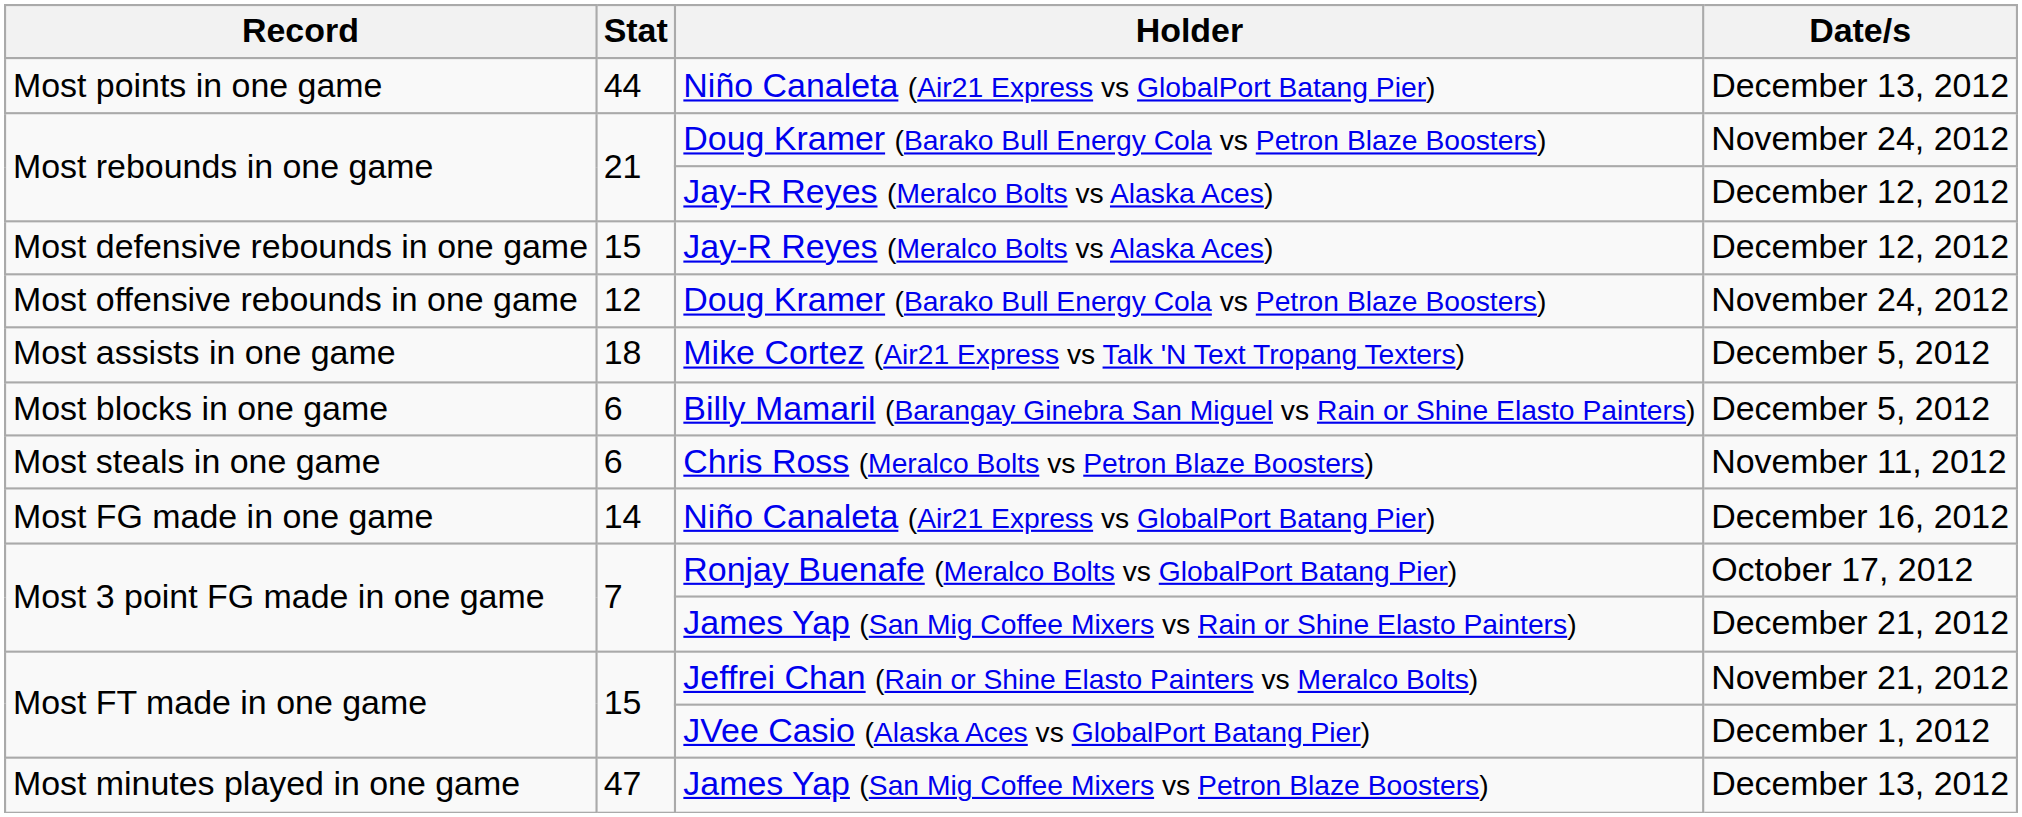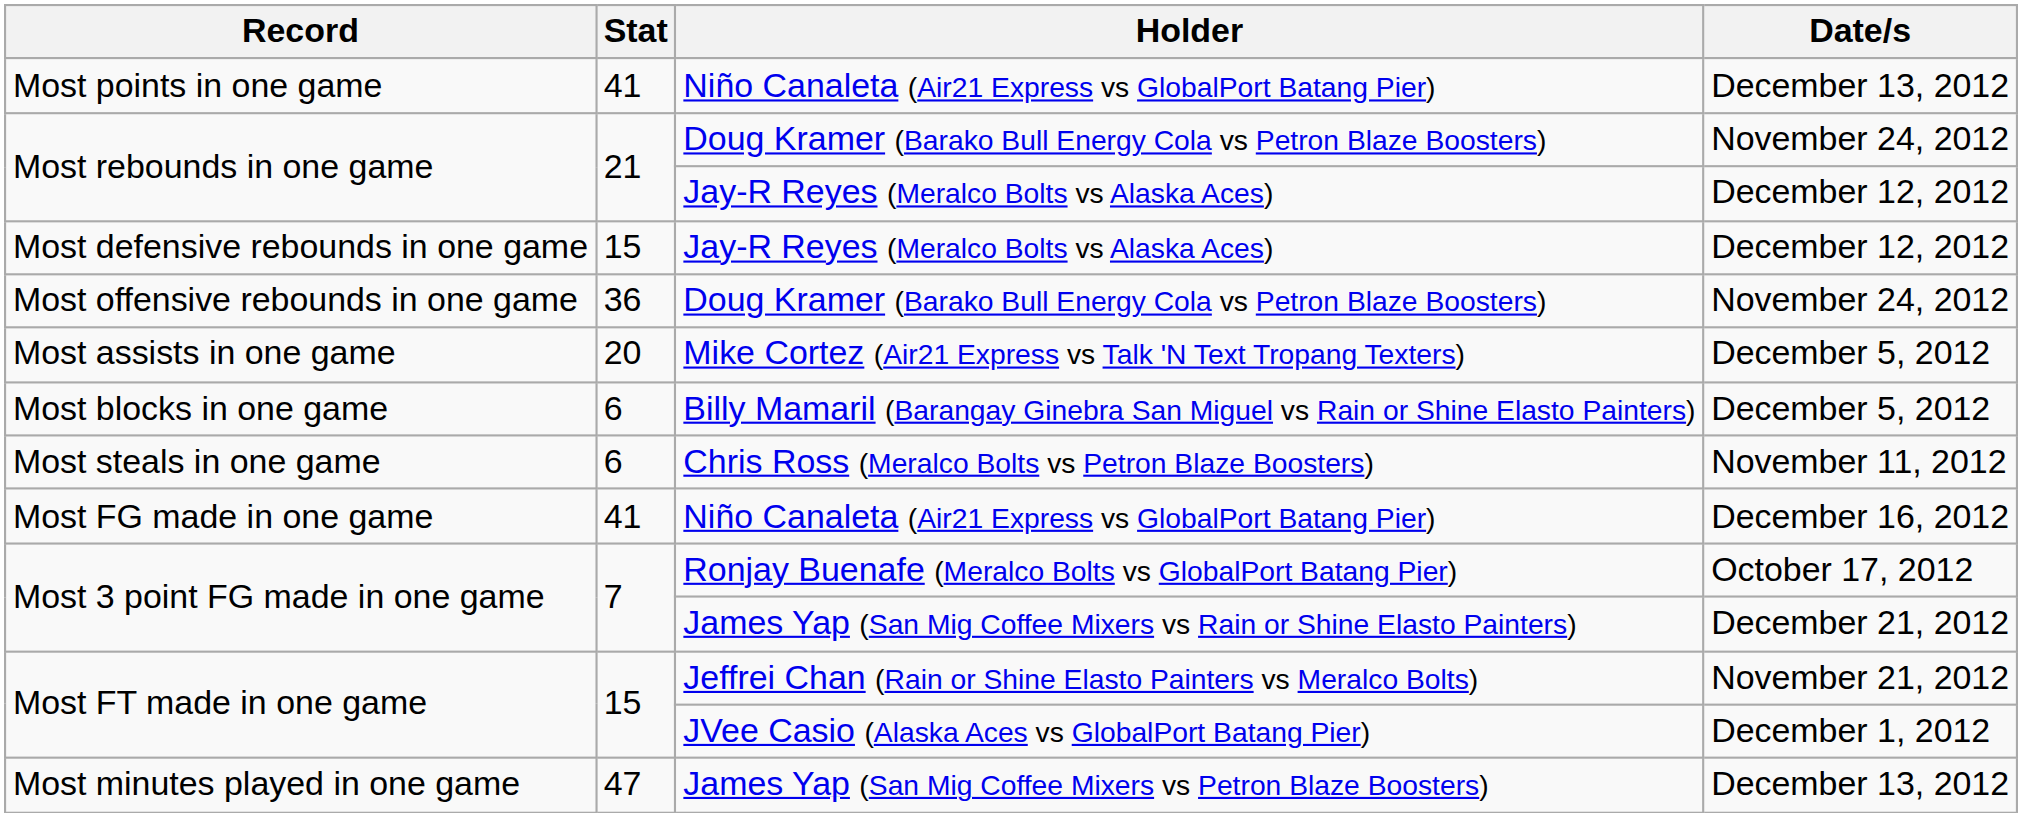(622, 85) 44 -> (622, 85) 41
(622, 300) 12 -> (622, 300) 36
(622, 354) 18 -> (622, 354) 20
(622, 515) 14 -> (622, 515) 41
